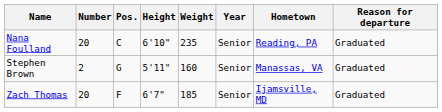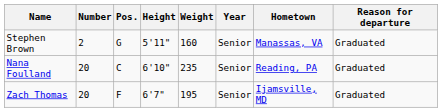rows swapped: (26, 69) <-> (29, 43)
(189, 94) 185 -> (189, 94) 195
